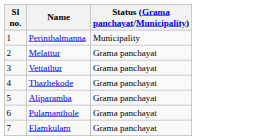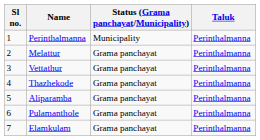+ column: (223, 17)
